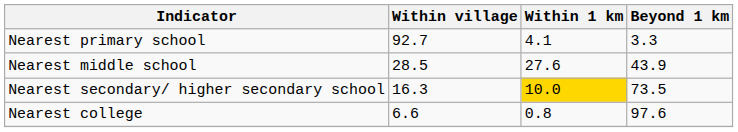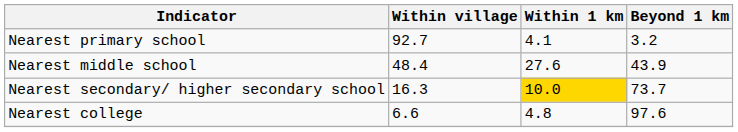(644, 41) 3.3 -> (644, 41) 3.2
(410, 65) 28.5 -> (410, 65) 48.4
(649, 90) 73.5 -> (649, 90) 73.7
(538, 114) 0.8 -> (538, 114) 4.8
